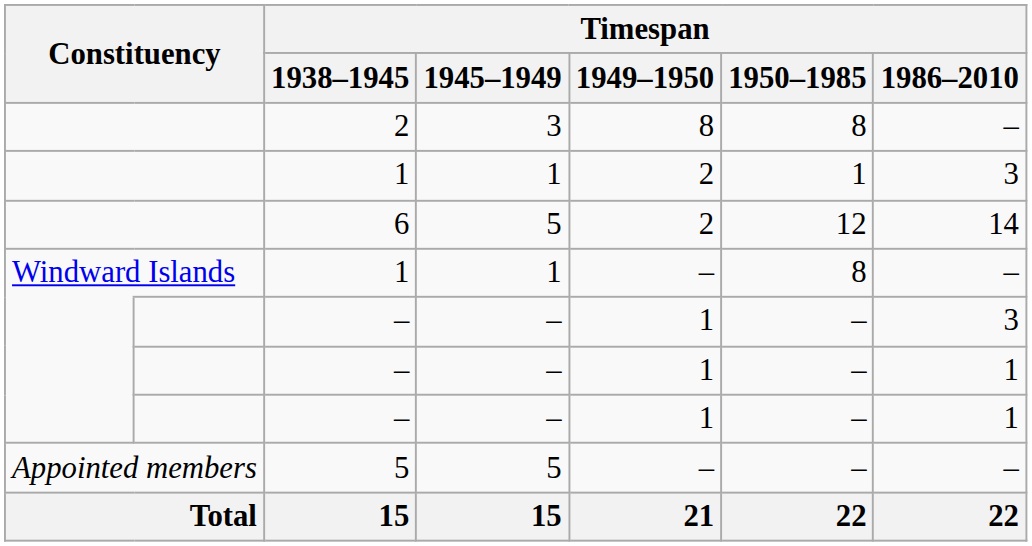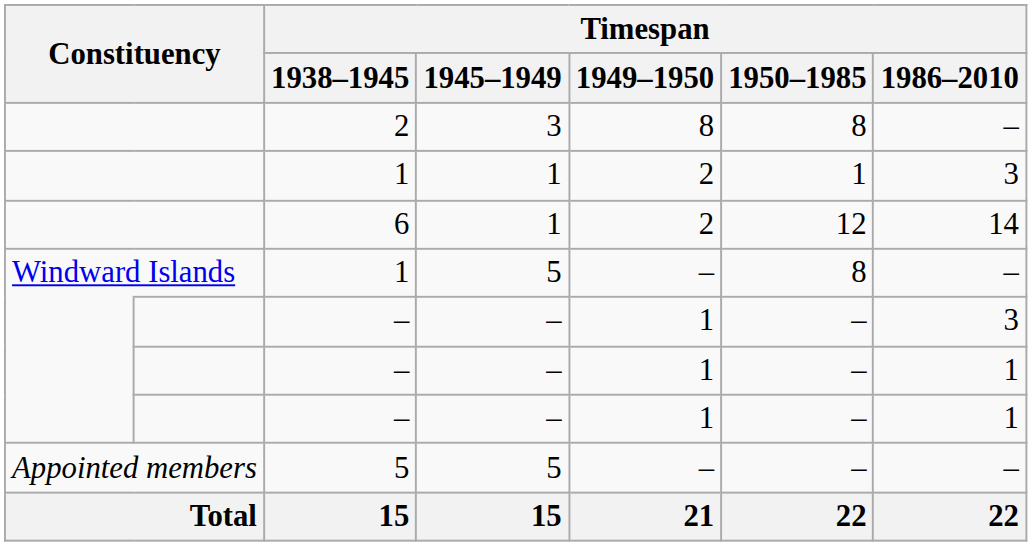(554, 223) 5 -> (554, 223) 1
(554, 272) 1 -> (554, 272) 5
